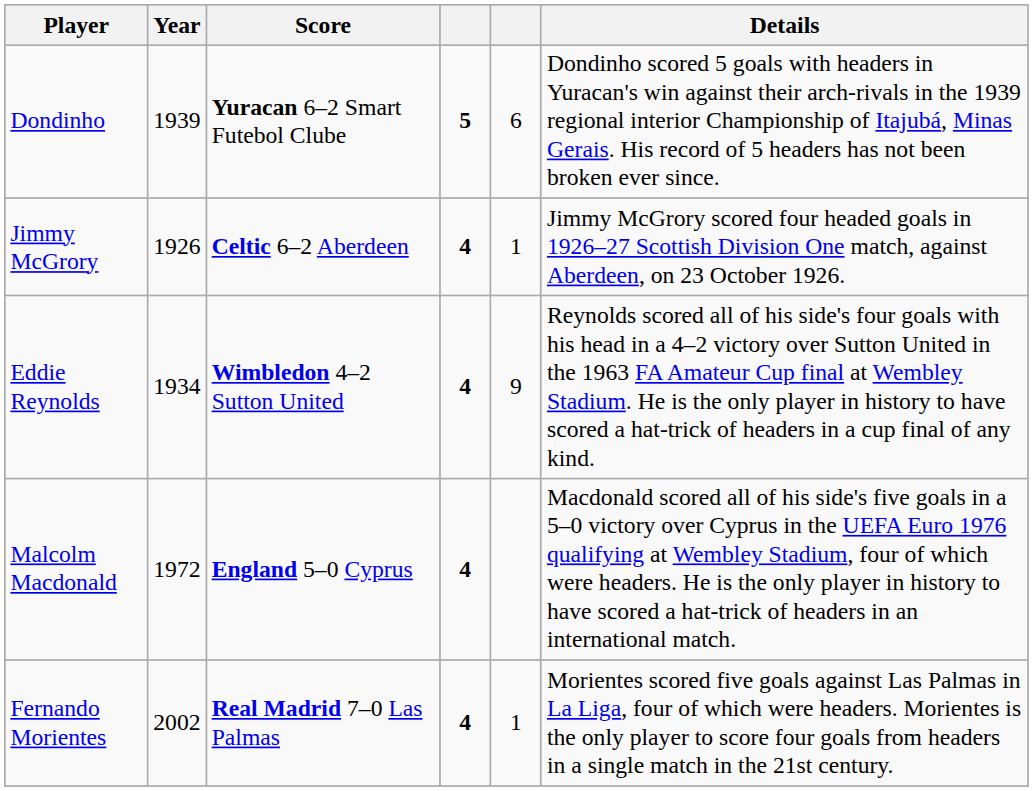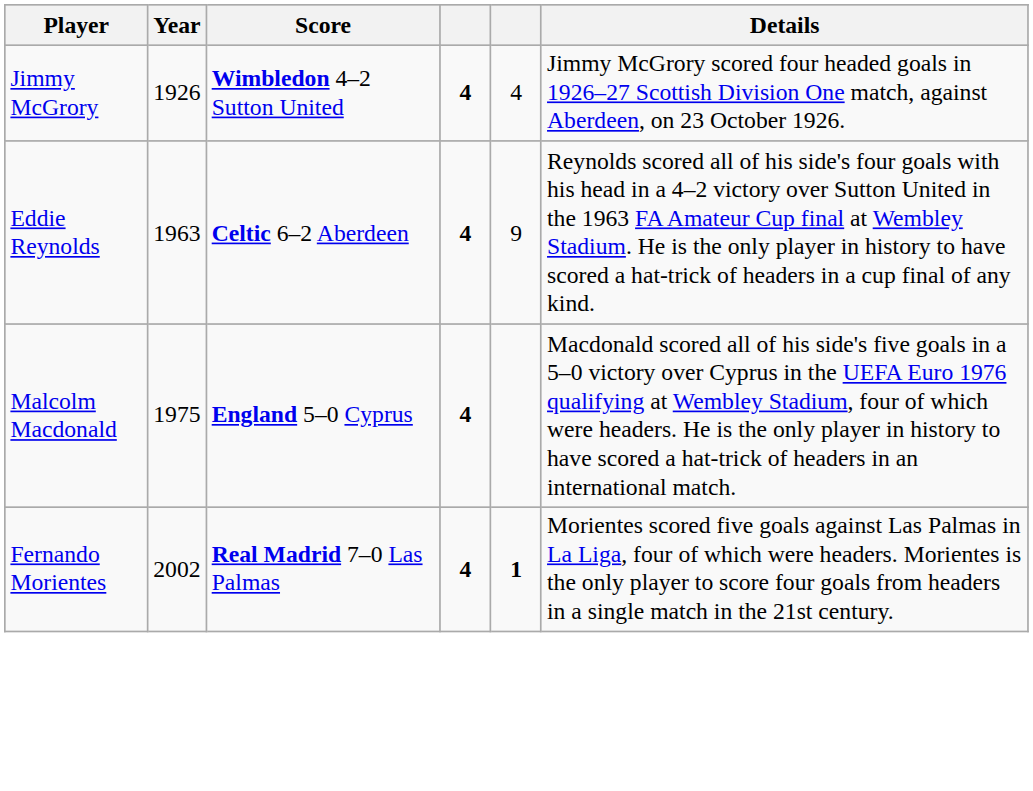- row: (58, 121)
(310, 246) Celtic 6–2 Aberdeen -> (291, 92) Wimbledon 4–2 Sutton United
(516, 246) 1 -> (516, 92) 4
(177, 386) 1934 -> (177, 232) 1963
(291, 386) Wimbledon 4–2 Sutton United -> (310, 232) Celtic 6–2 Aberdeen
(177, 568) 1972 -> (177, 414) 1975
(516, 722) normal -> (516, 568) bold
